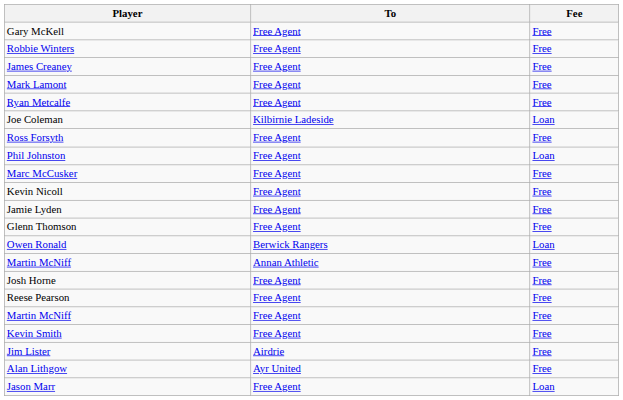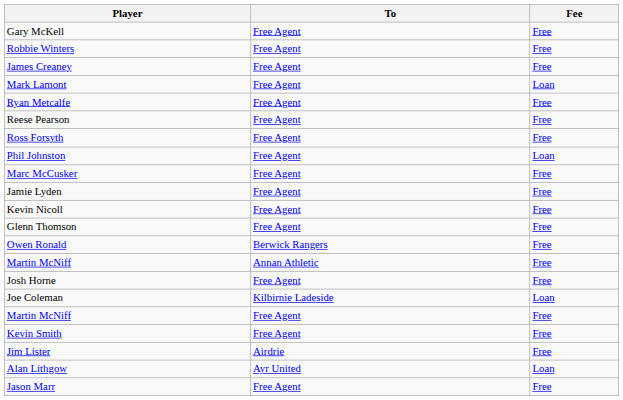(542, 84) Free -> (544, 84) Loan
rows swapped: (38, 298) <-> (35, 120)
rows swapped: (34, 209) <-> (35, 191)
(544, 244) Loan -> (542, 244) Free
(542, 369) Free -> (544, 369) Loan
(544, 387) Loan -> (542, 387) Free
